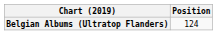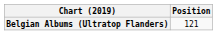(191, 24) 124 -> (191, 24) 121
